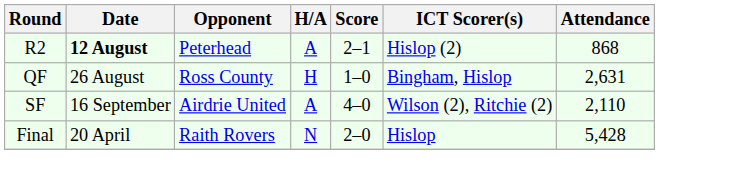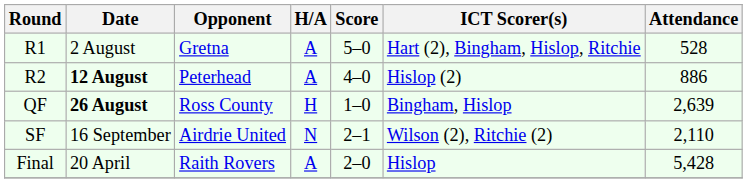+ row: (35, 47)
(357, 47) 2–1 -> (357, 76) 4–0
(605, 47) 868 -> (694, 76) 886
(107, 76) normal -> (109, 105) bold
(605, 76) 2,631 -> (694, 105) 2,639
(311, 105) A -> (311, 134) N
(357, 105) 4–0 -> (357, 134) 2–1
(311, 134) N -> (311, 163) A
